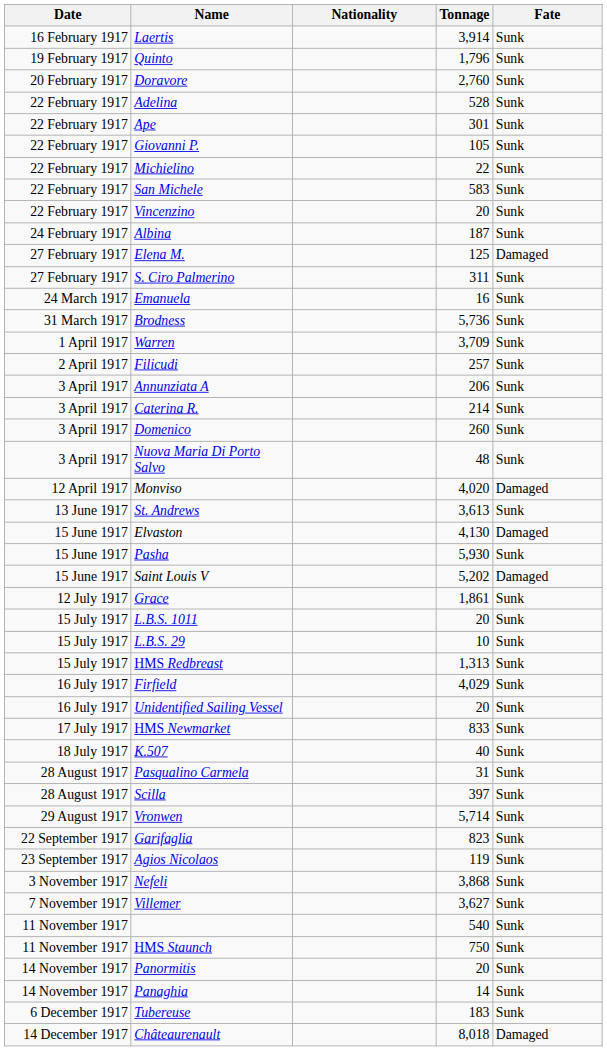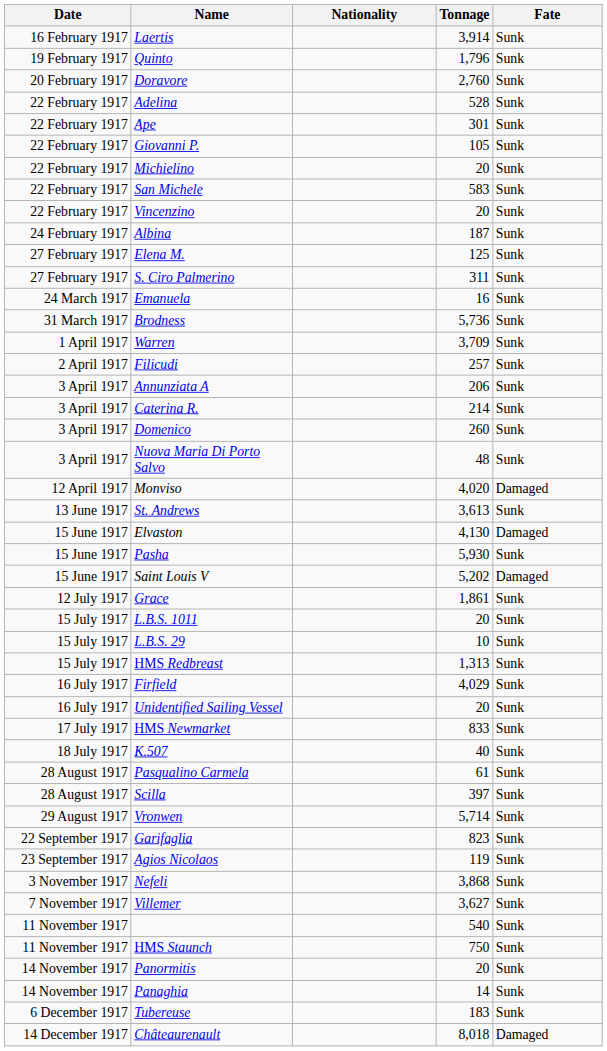(483, 168) 22 -> (483, 168) 20
(522, 255) Damaged -> (510, 255) Sunk
(483, 772) 31 -> (483, 772) 61
